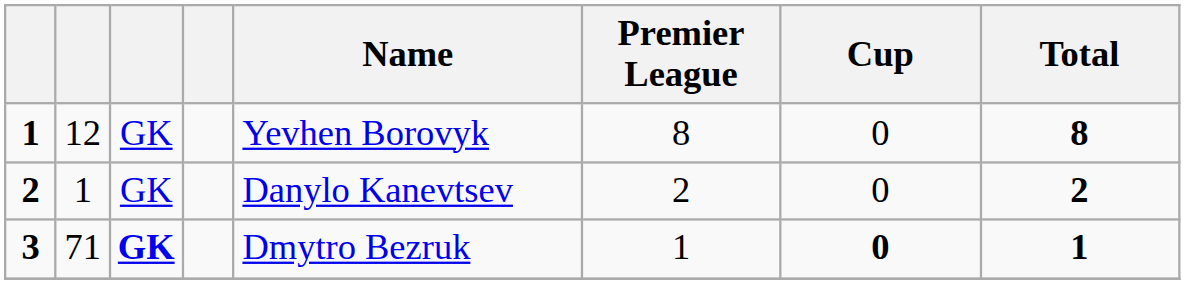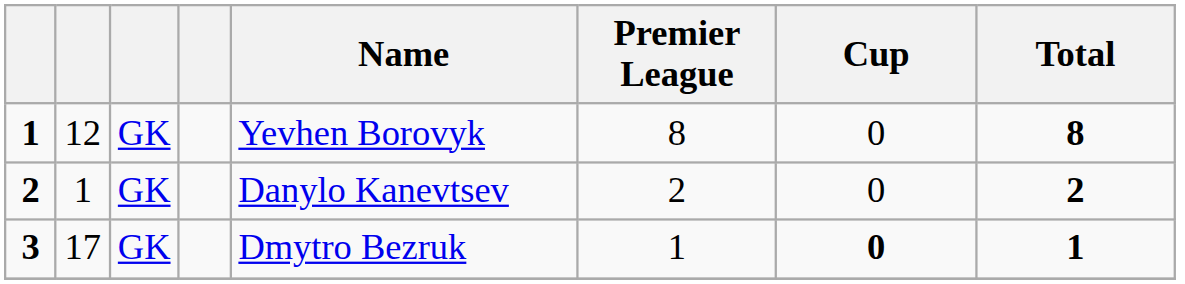(83, 248) 71 -> (83, 248) 17
(146, 248) bold -> (144, 248) normal
